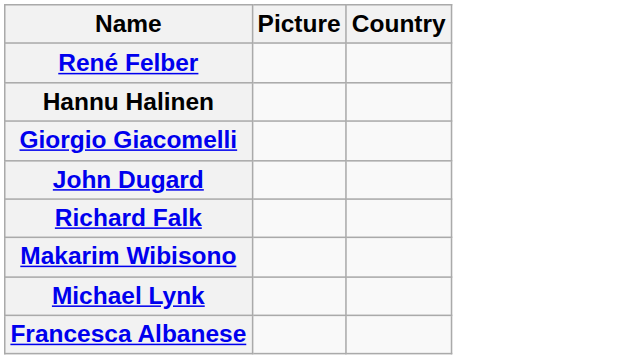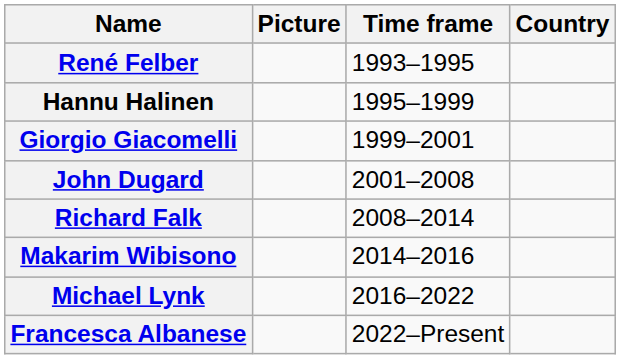+ column: (428, 23)
